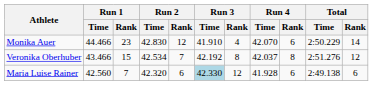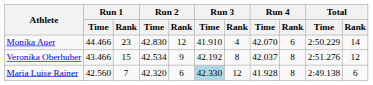(182, 58) 7 -> (182, 58) 9
(293, 73) 6 -> (293, 73) 8
